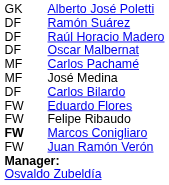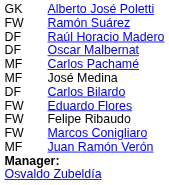(13, 23) DF -> (14, 23) FW
(14, 133) bold -> (14, 133) normal
(14, 146) FW -> (13, 146) MF
